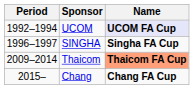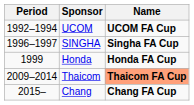(142, 28) lavender background -> (142, 28) no background
+ row: (77, 60)
